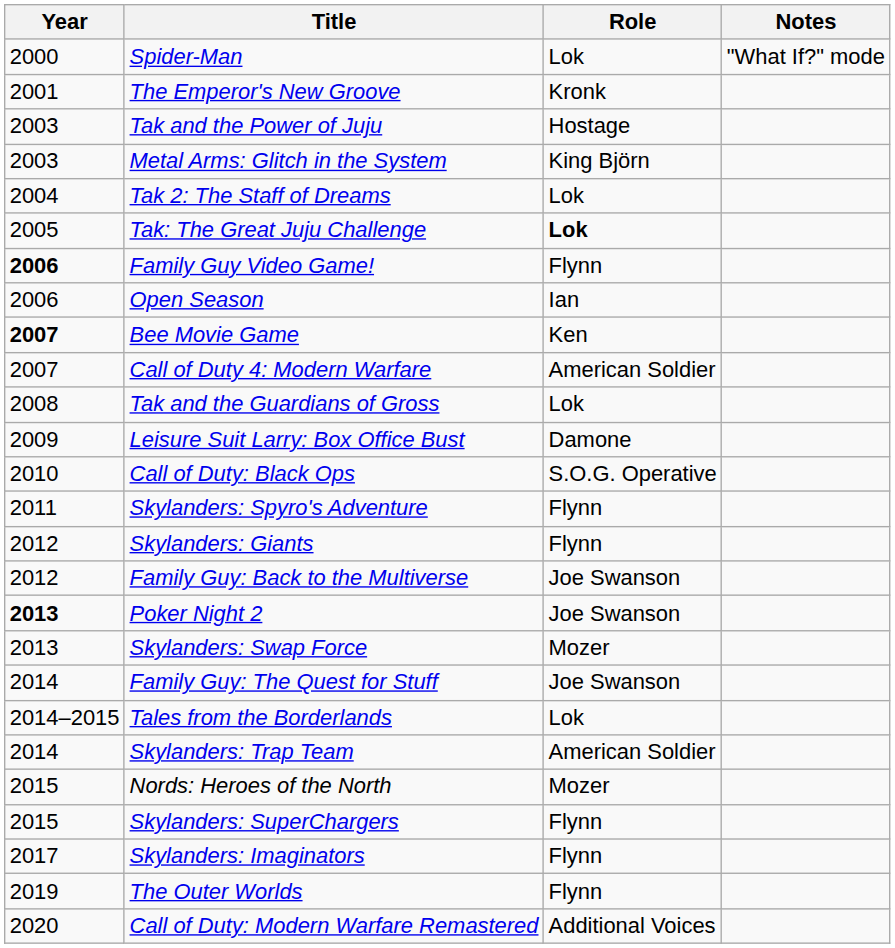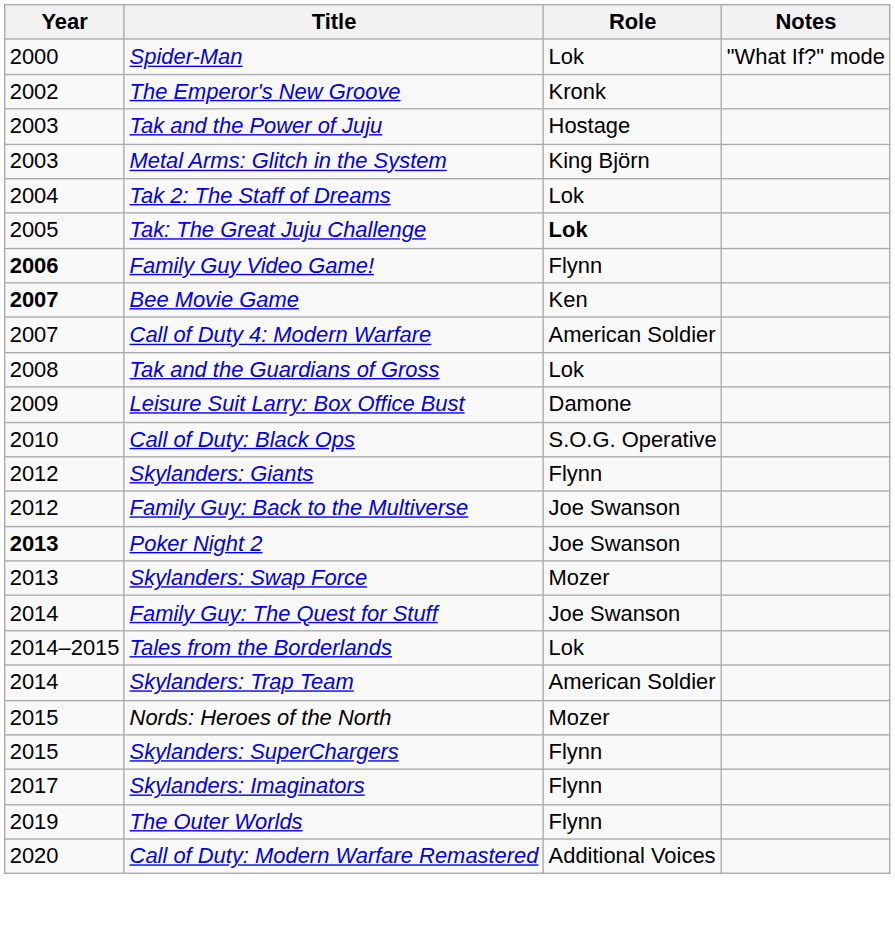(34, 91) 2001 -> (34, 91) 2002
- row: (197, 299)
- row: (279, 508)
